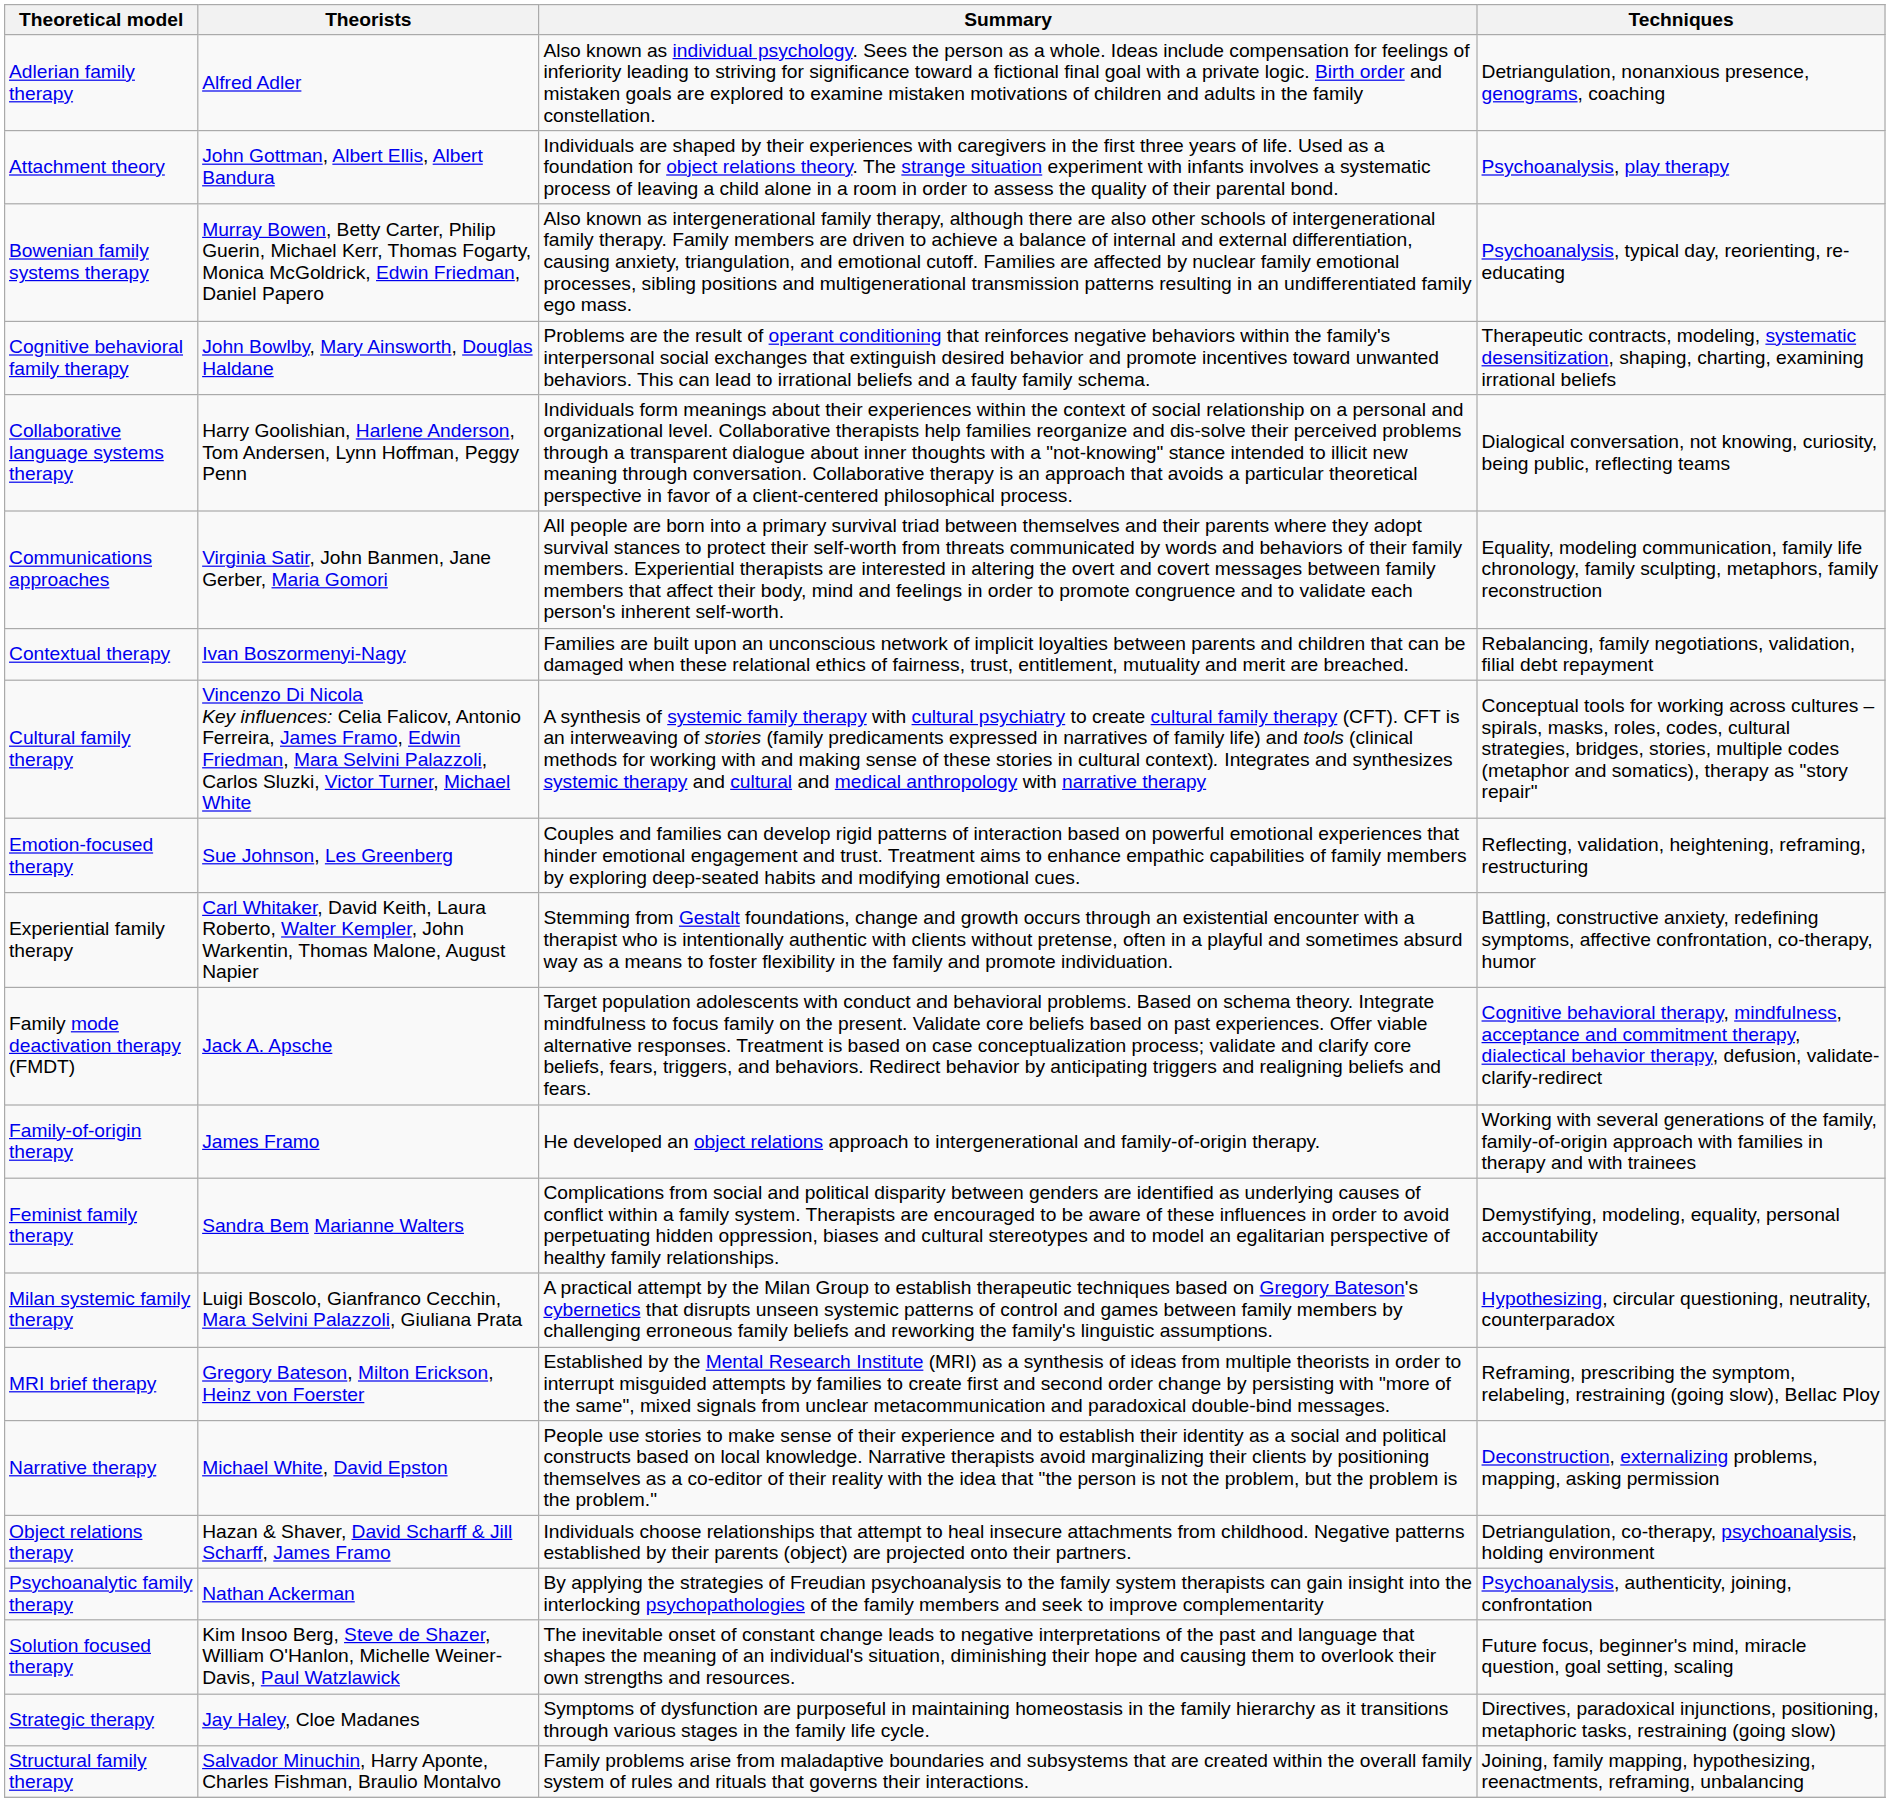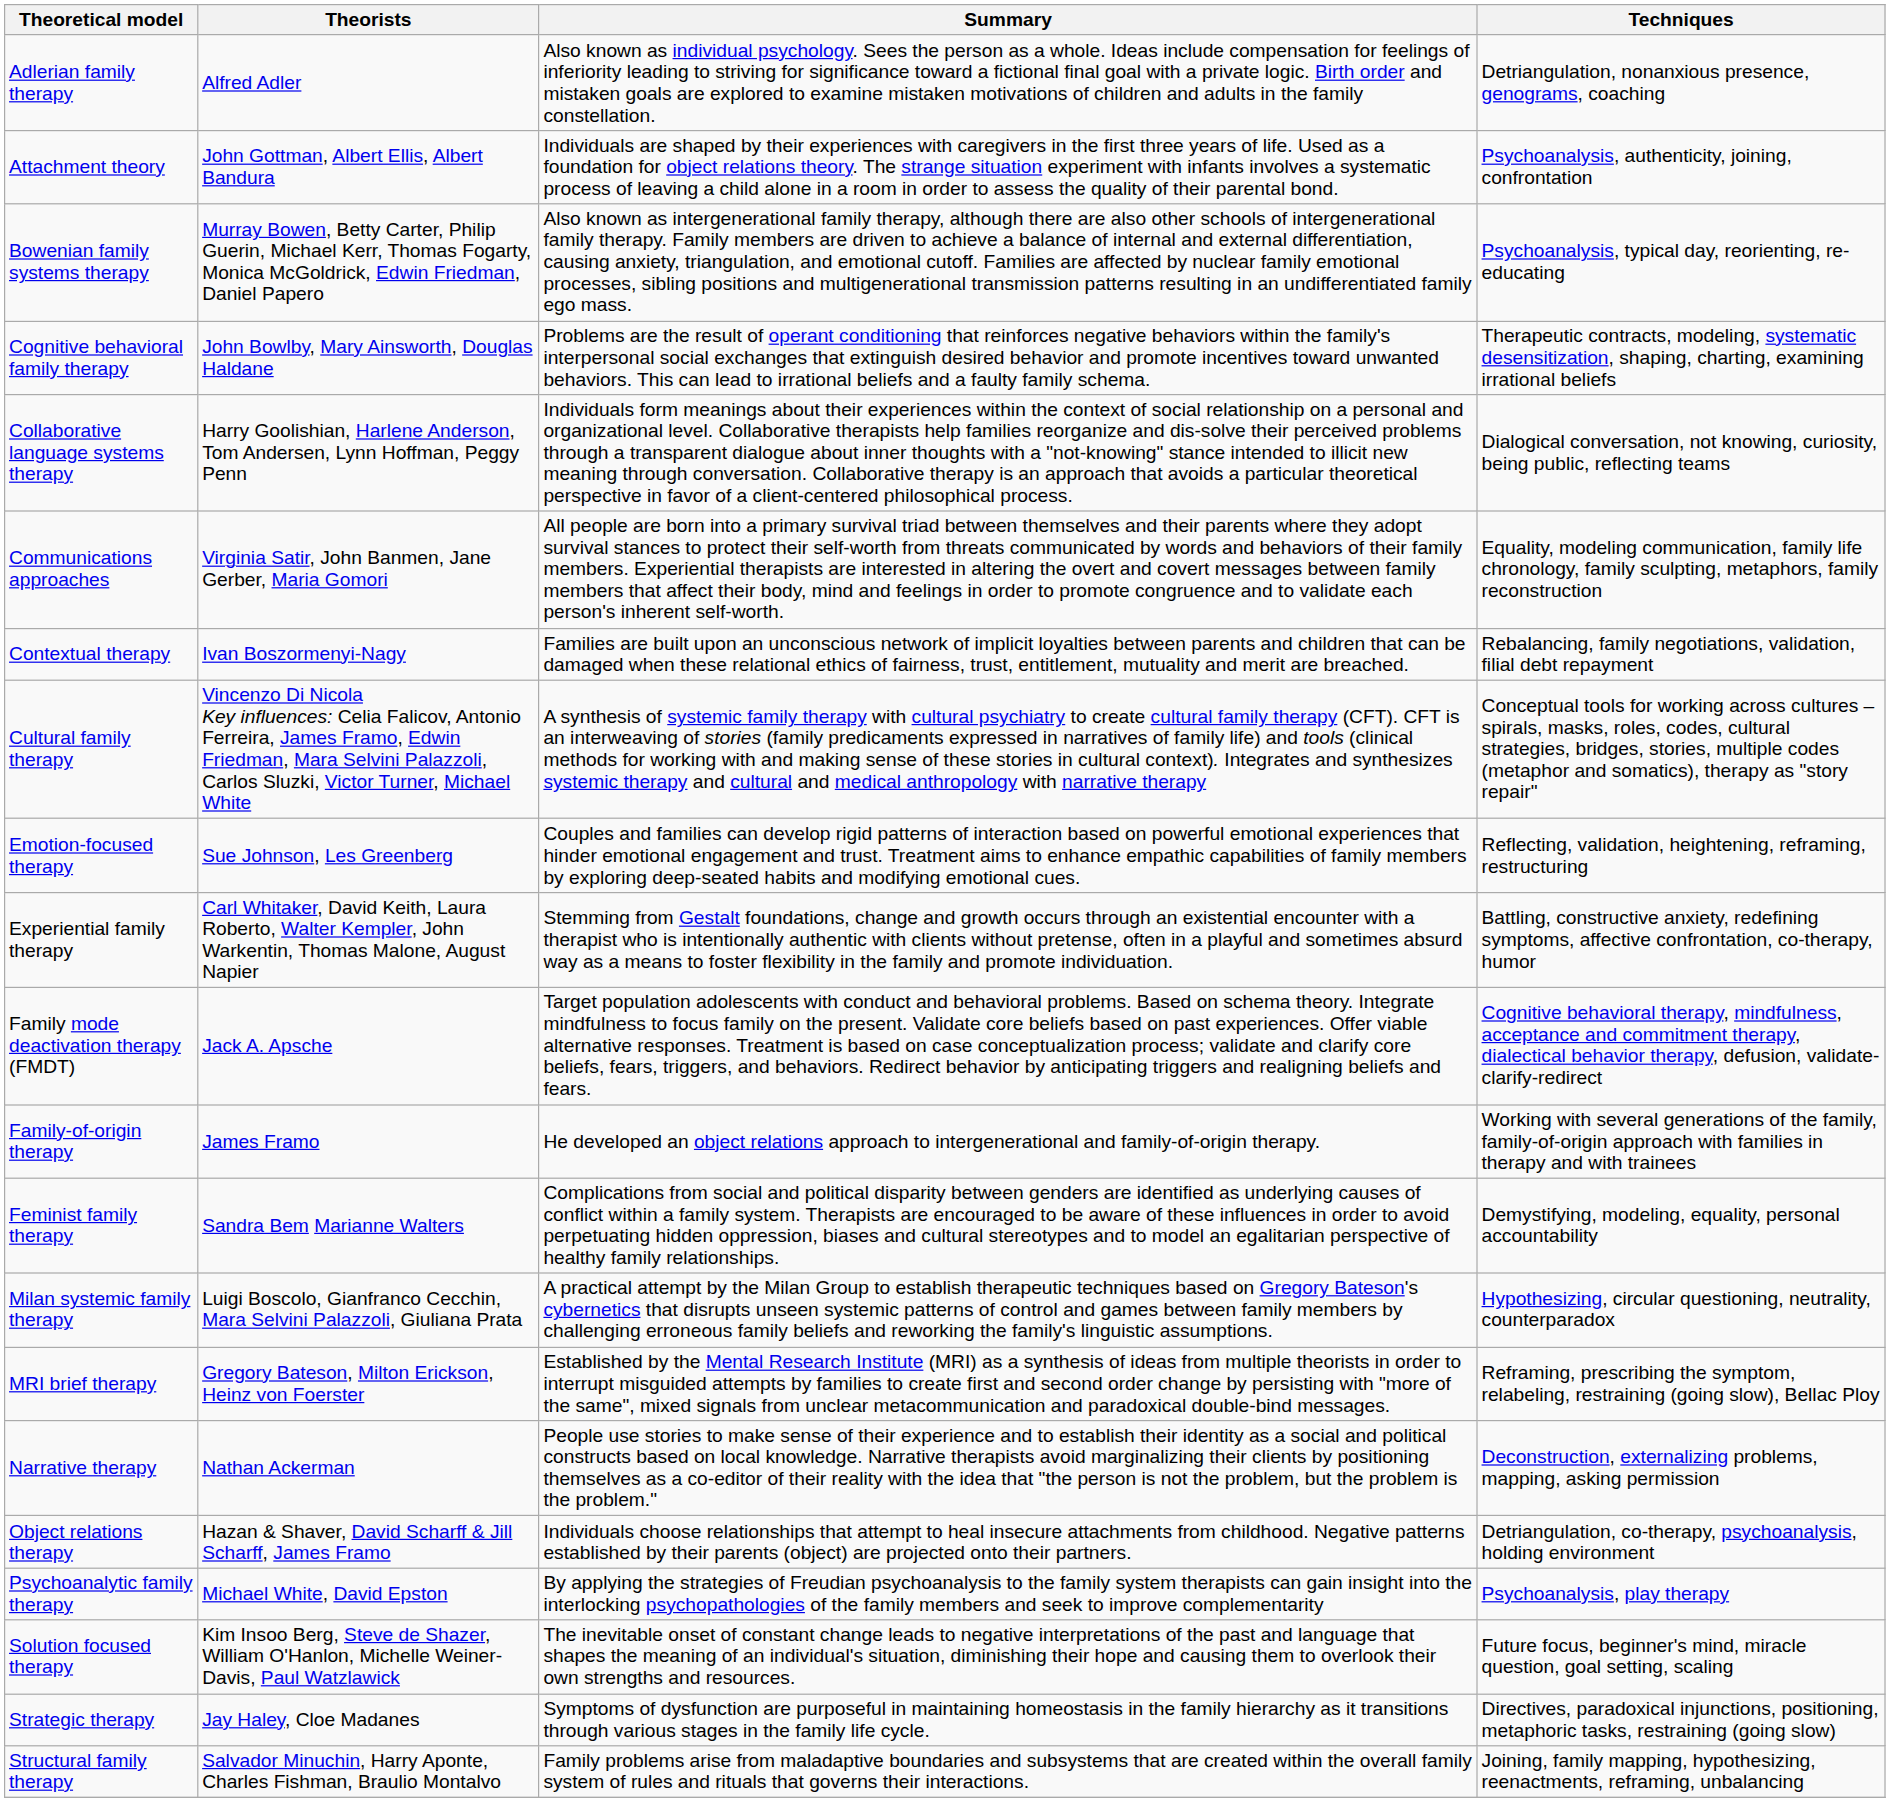(1605, 167) Psychoanalysis, play therapy -> (1637, 167) Psychoanalysis, authenticity, joining, confrontation
(325, 1468) Michael White, David Epston -> (278, 1468) Nathan Ackerman
(278, 1593) Nathan Ackerman -> (325, 1593) Michael White, David Epston
(1637, 1593) Psychoanalysis, authenticity, joining, confrontation -> (1605, 1593) Psychoanalysis, play therapy
